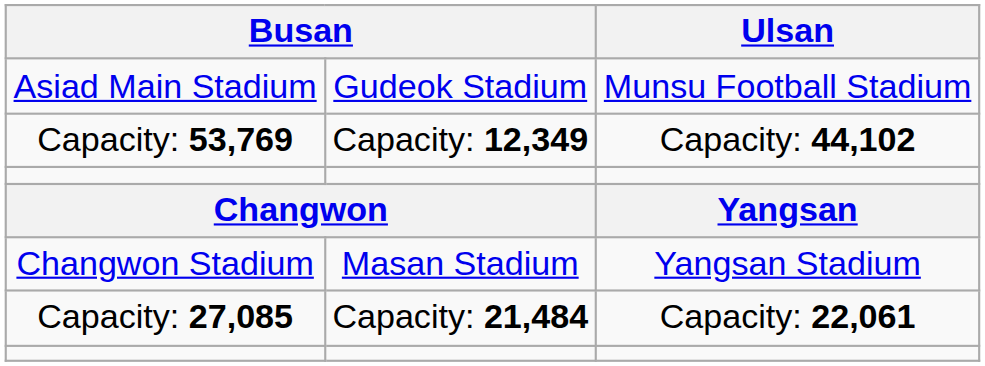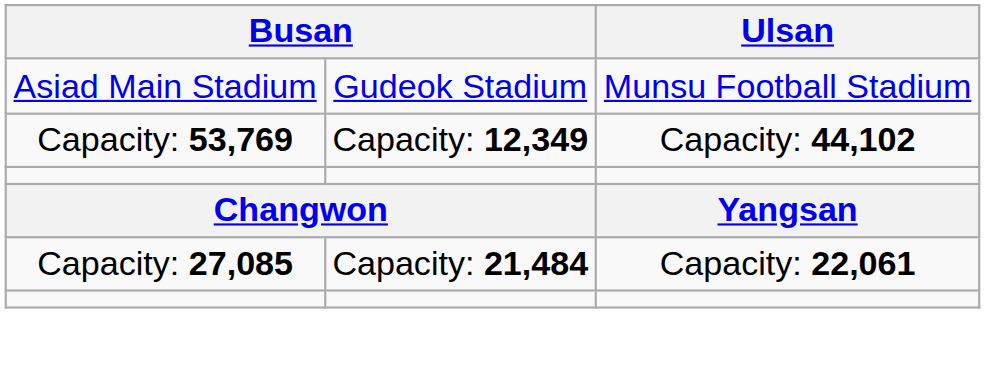- row: (165, 263)
